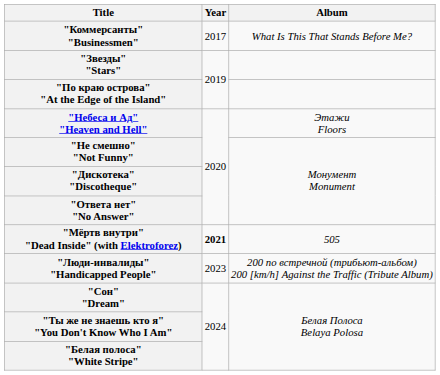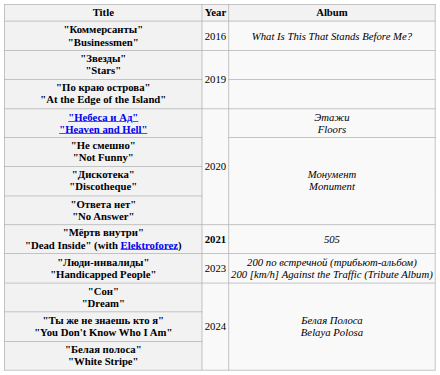(215, 36) 2017 -> (215, 36) 2016
